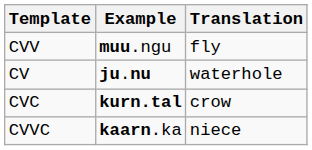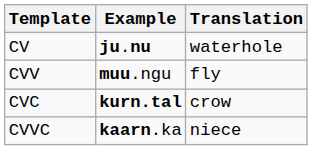rows swapped: (19, 75) <-> (24, 47)
